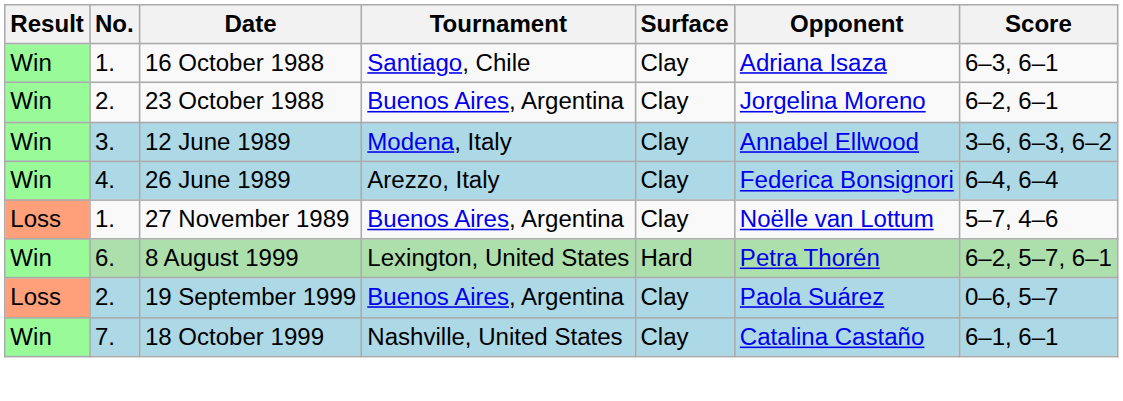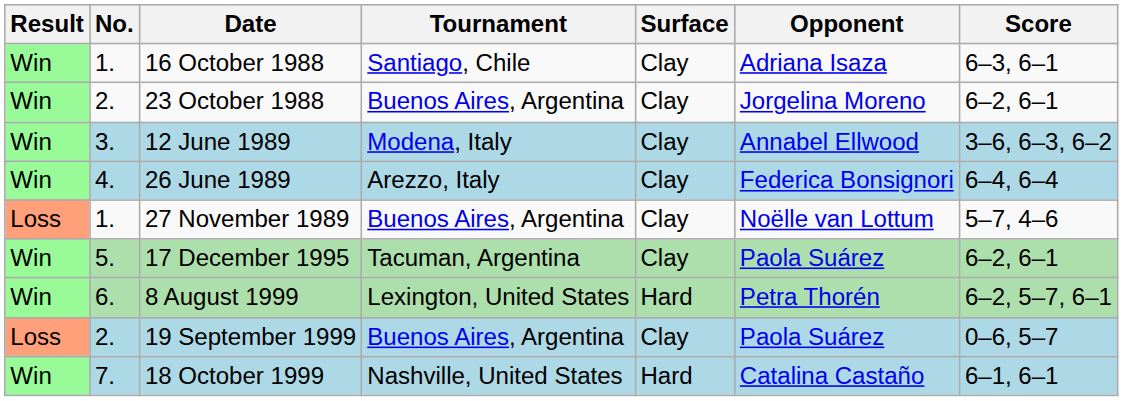+ row: (247, 257)
(665, 335) Clay -> (667, 374) Hard
